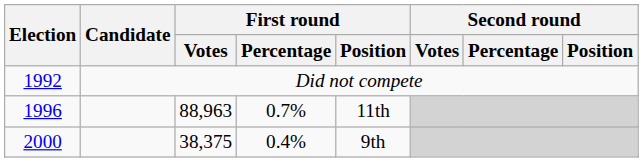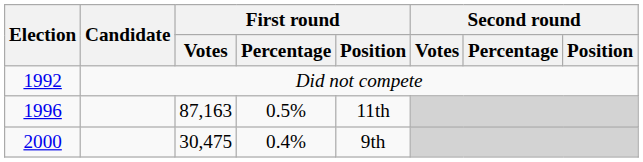(206, 111) 88,963 -> (206, 111) 87,163
(286, 111) 0.7% -> (286, 111) 0.5%
(206, 141) 38,375 -> (206, 141) 30,475
